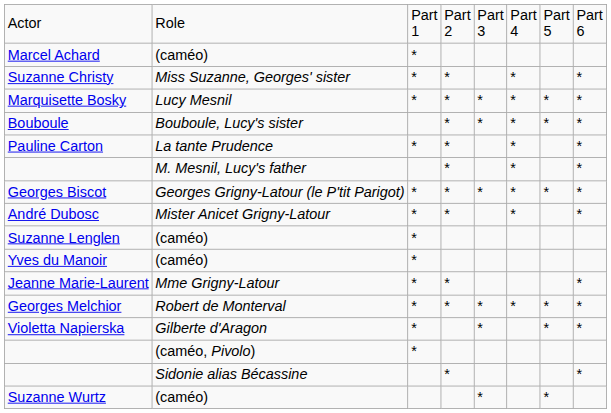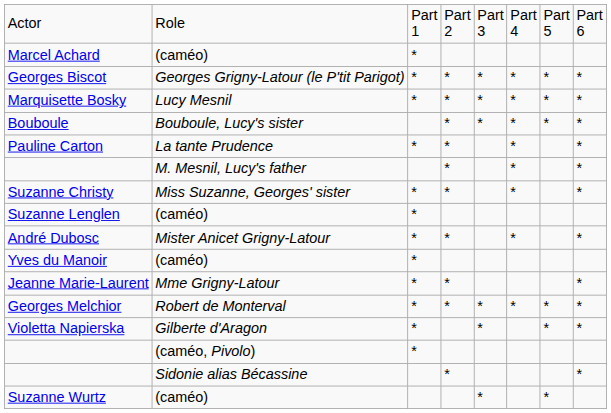rows swapped: (57, 191) <-> (61, 77)
rows swapped: (53, 214) <-> (64, 237)
